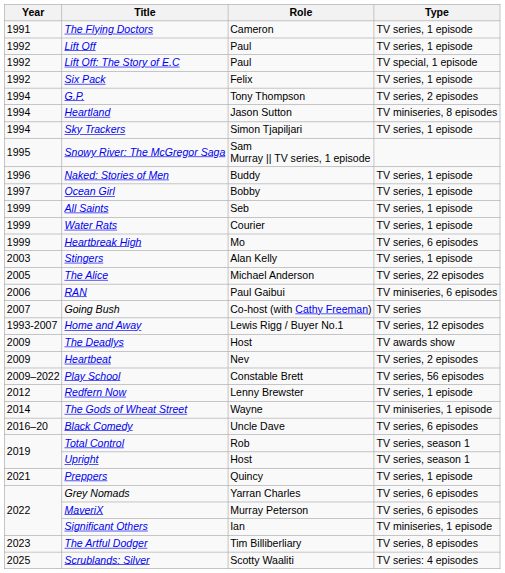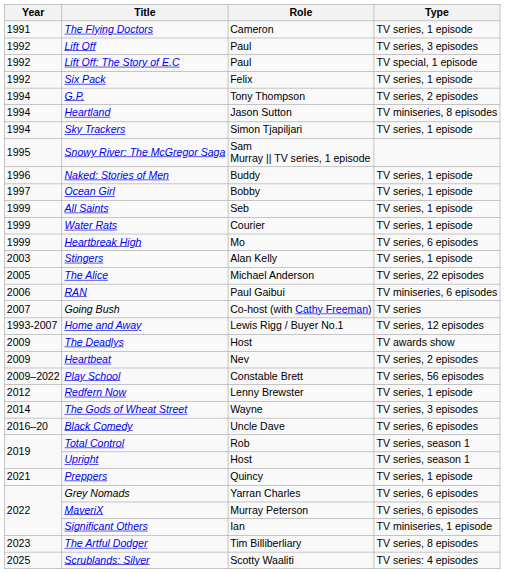(425, 46) TV series, 1 episode -> (427, 46) TV series, 3 episodes
(434, 409) TV miniseries, 1 episode -> (427, 409) TV series, 3 episodes
